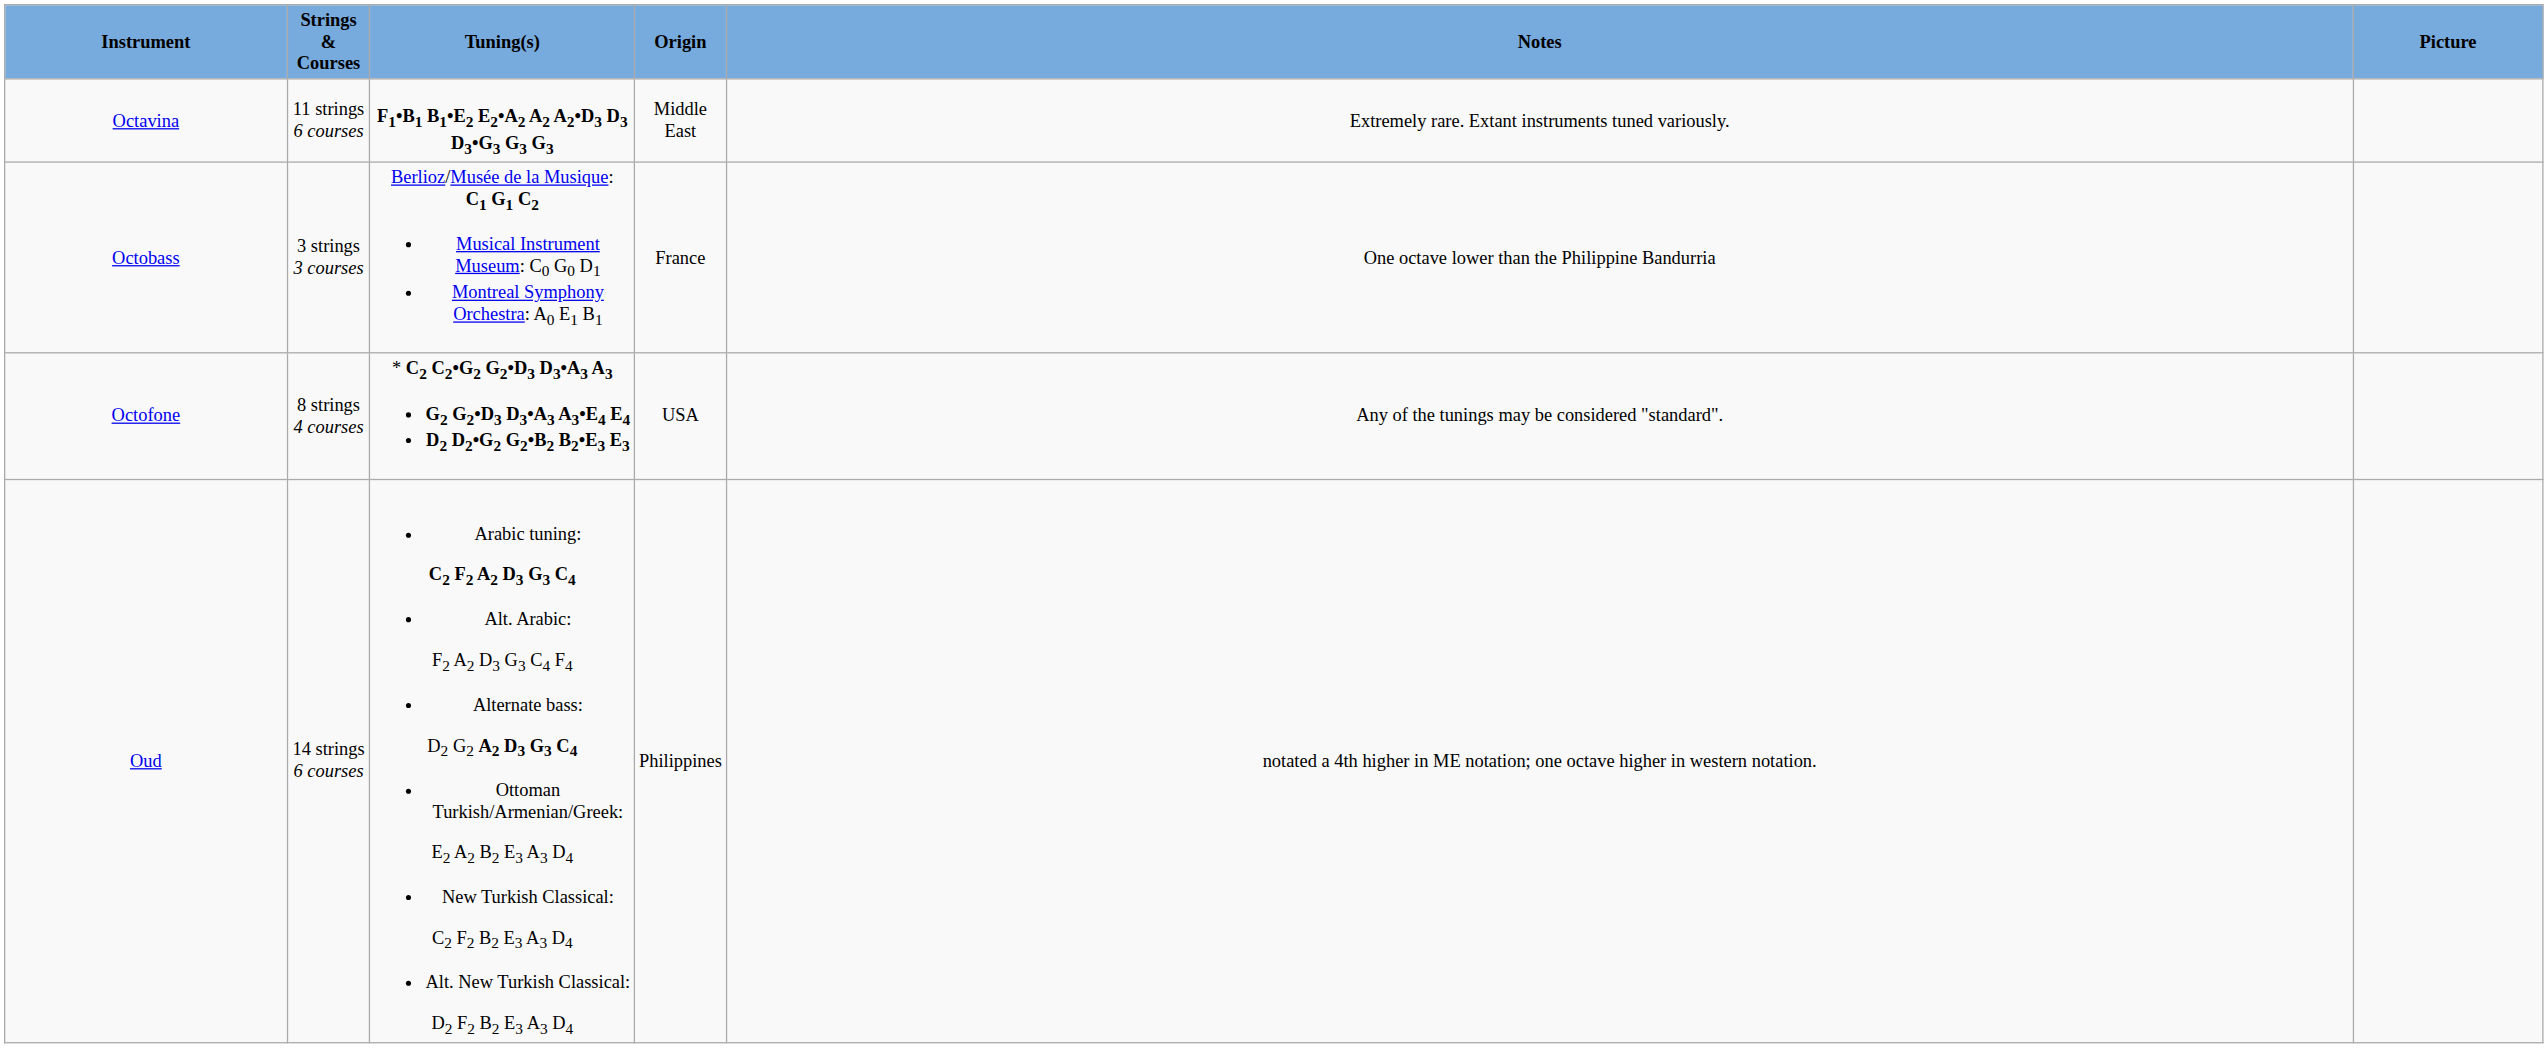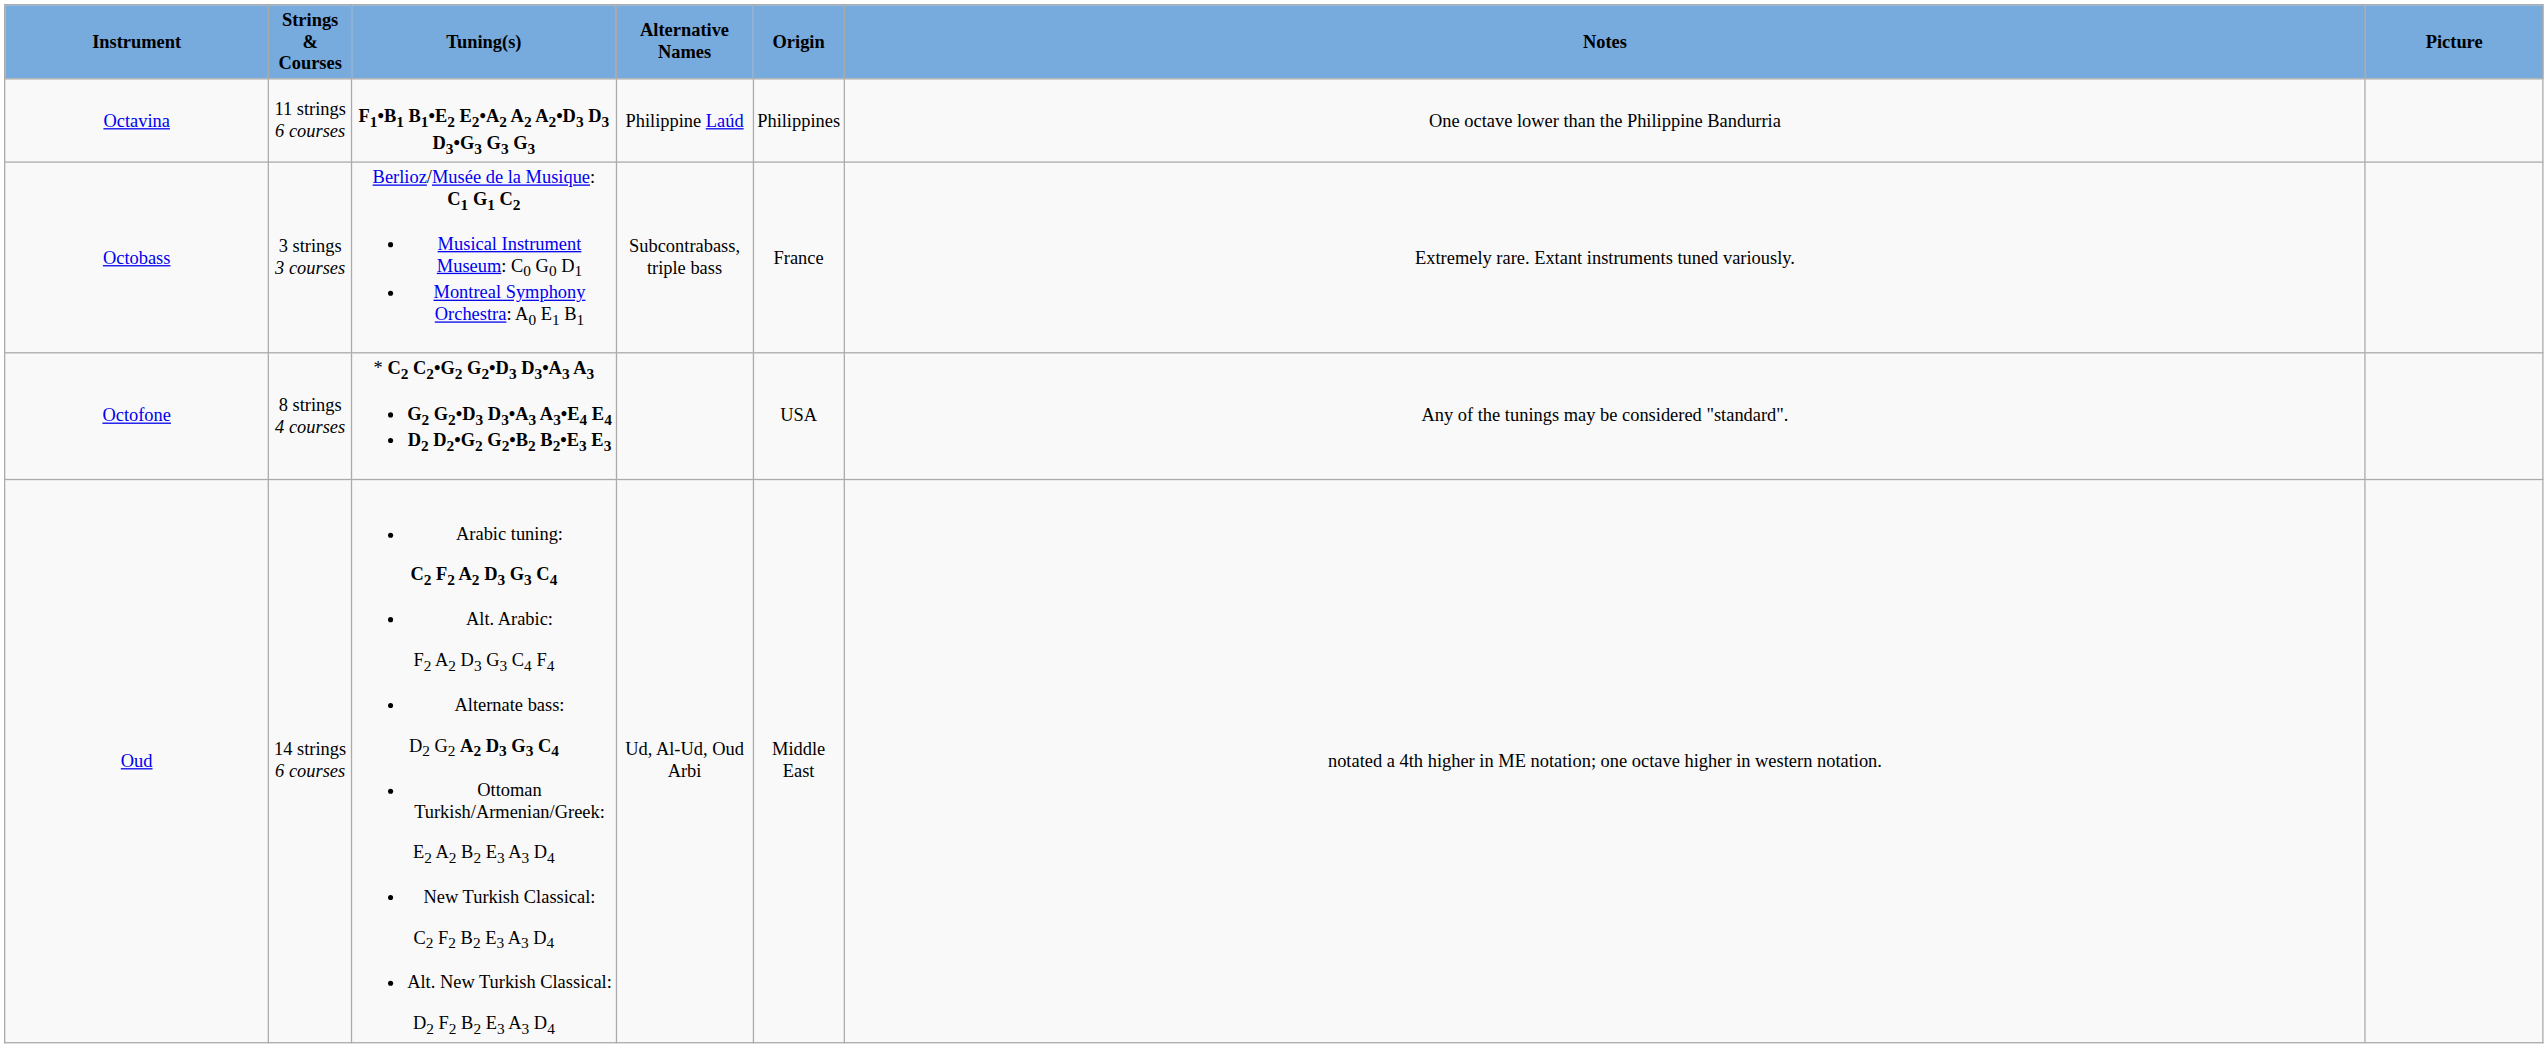+ column: (685, 41)
(680, 120) Middle East -> (799, 120) Philippines
(1540, 120) Extremely rare. Extant instruments tuned variously. -> (1605, 120) One octave lower than the Philippine Bandurria
(1540, 257) One octave lower than the Philippine Bandurria -> (1605, 257) Extremely rare. Extant instruments tuned variously.
(680, 760) Philippines -> (799, 760) Middle East
